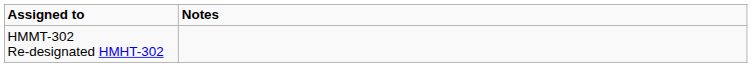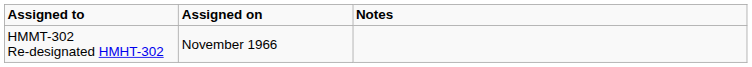+ column: (222, 15)
